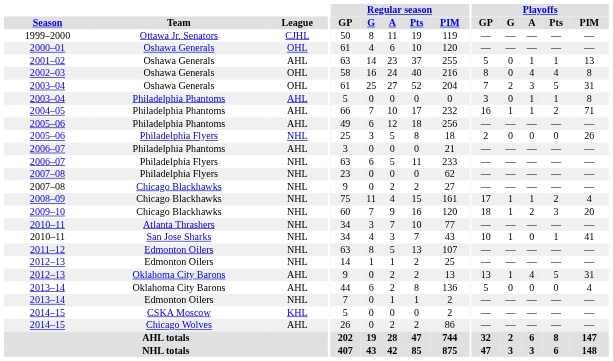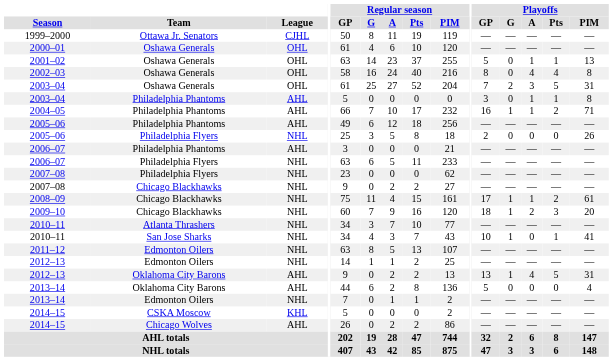(297, 60) AHL -> (297, 60) OHL
(589, 199) 4 -> (589, 199) 61
